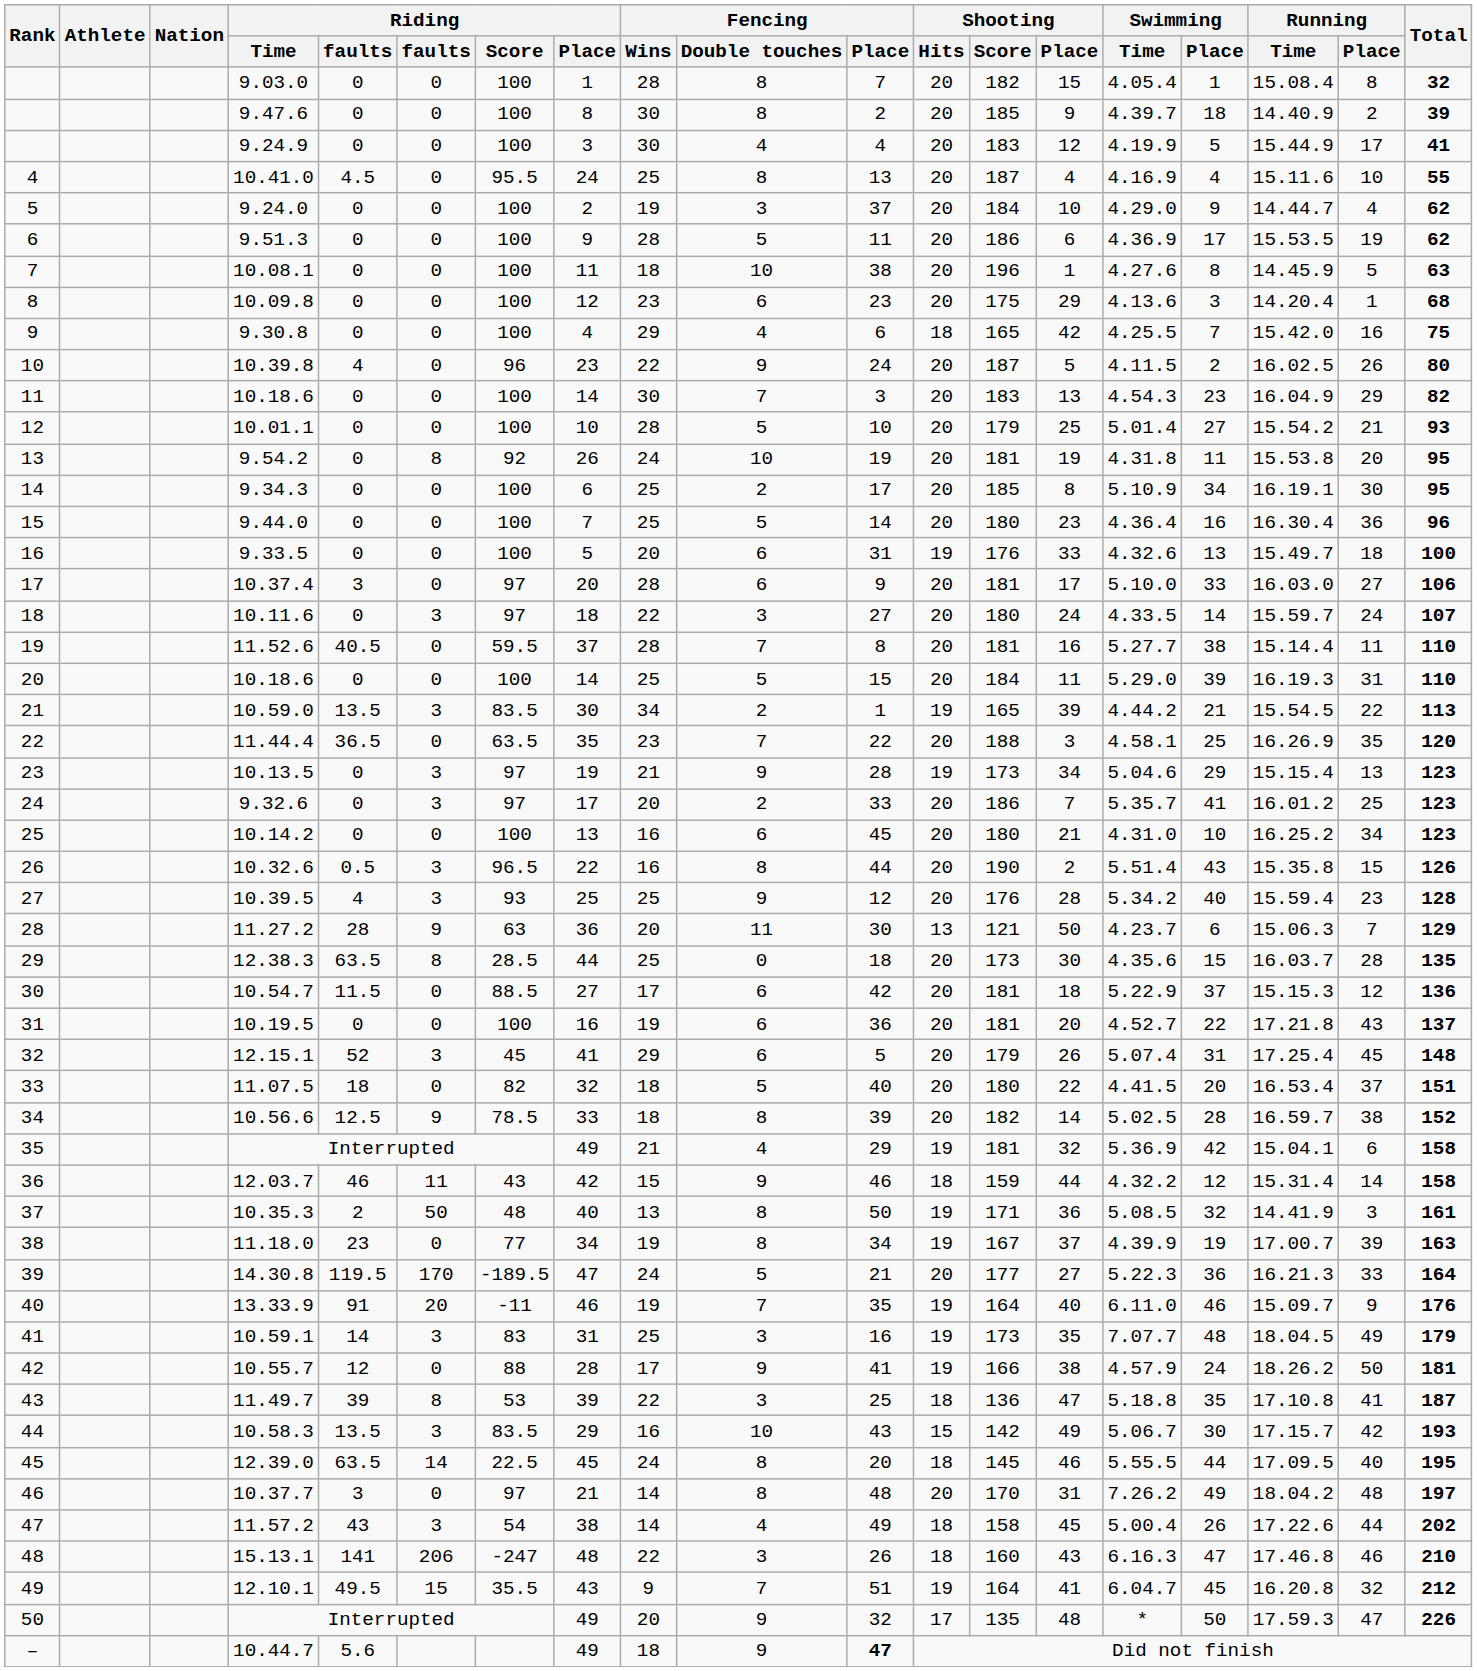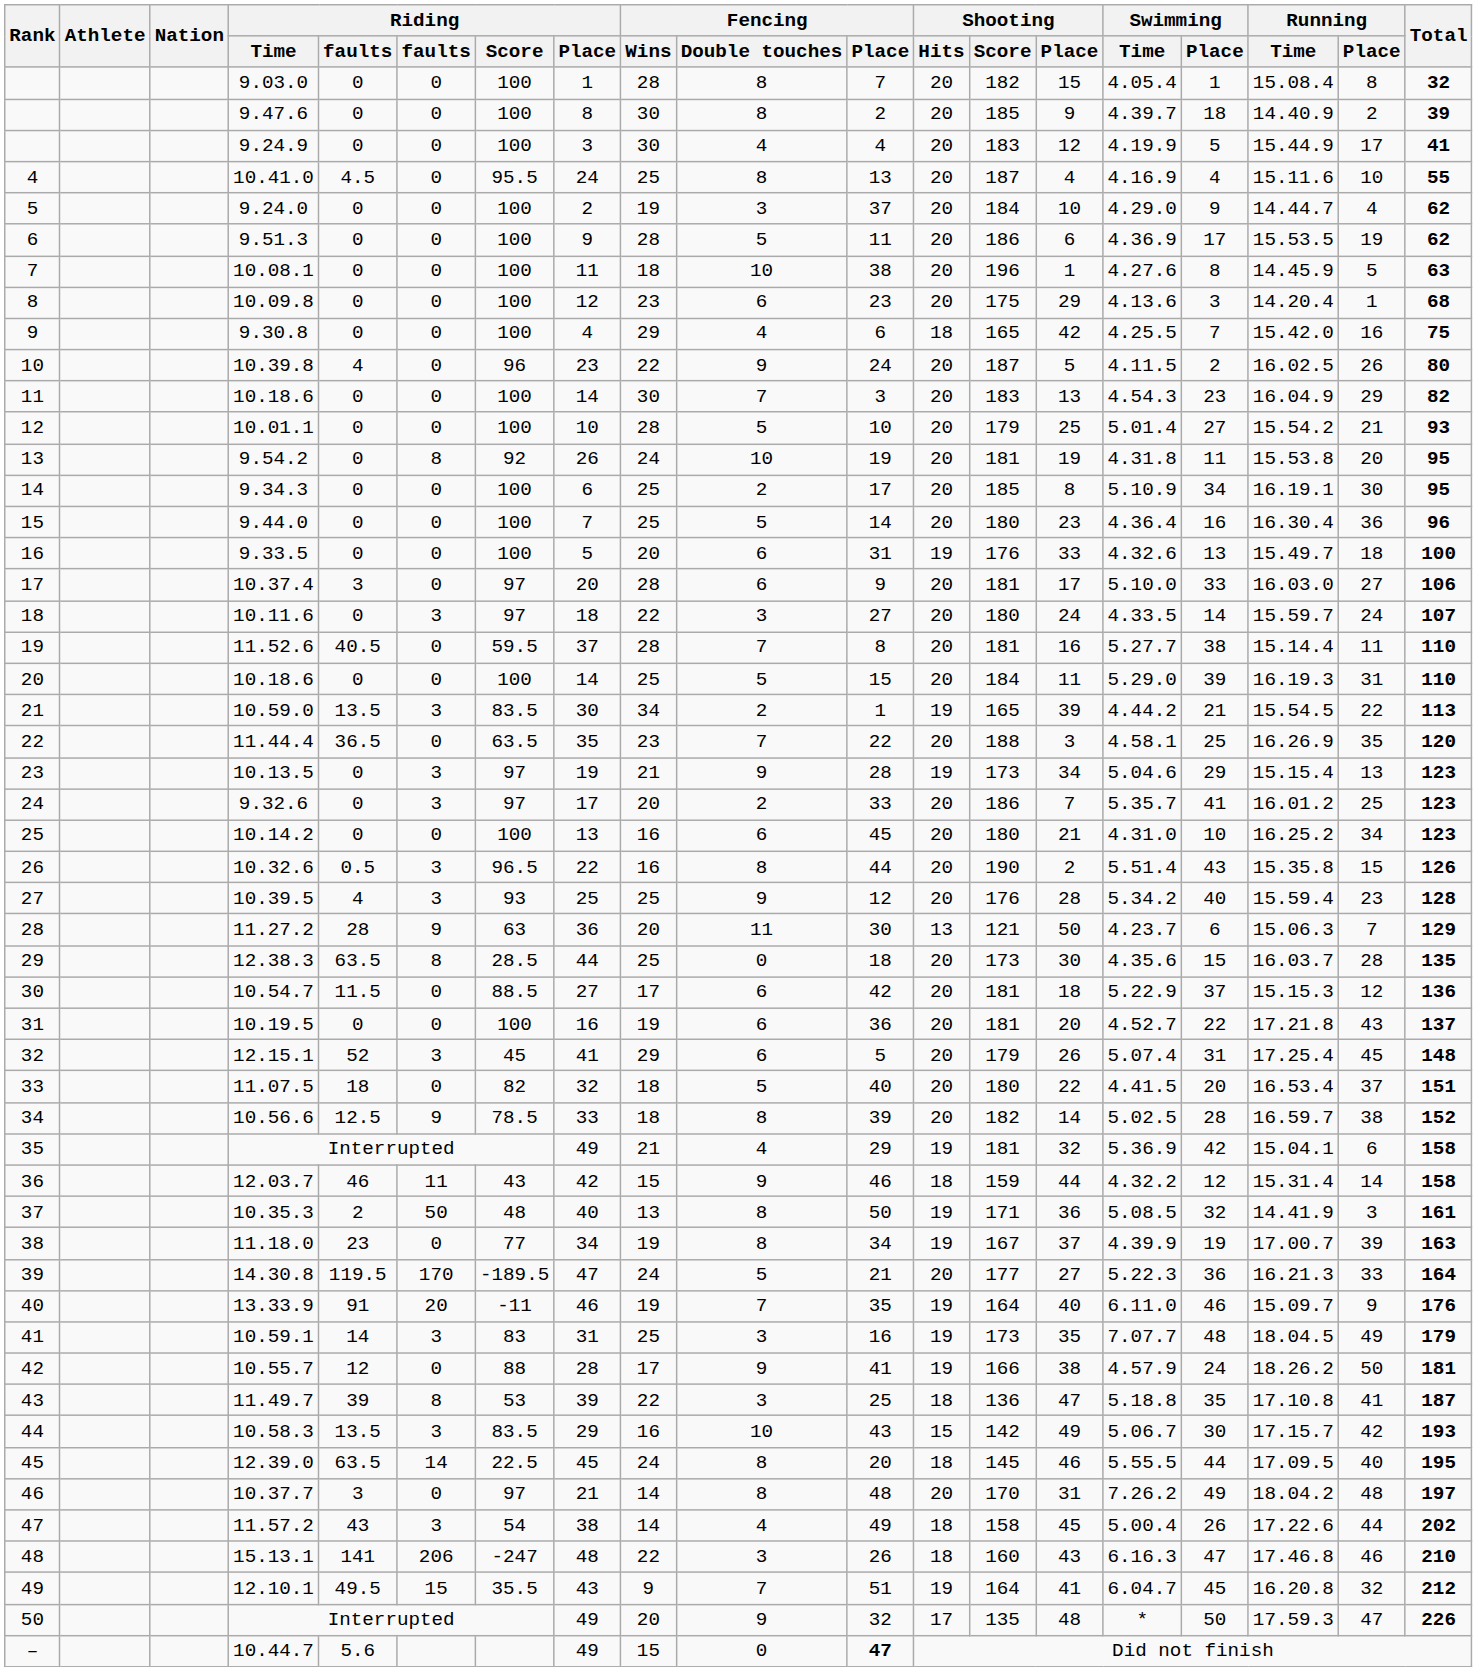(648, 1651) 18 -> (648, 1651) 15
(761, 1651) 9 -> (761, 1651) 0
